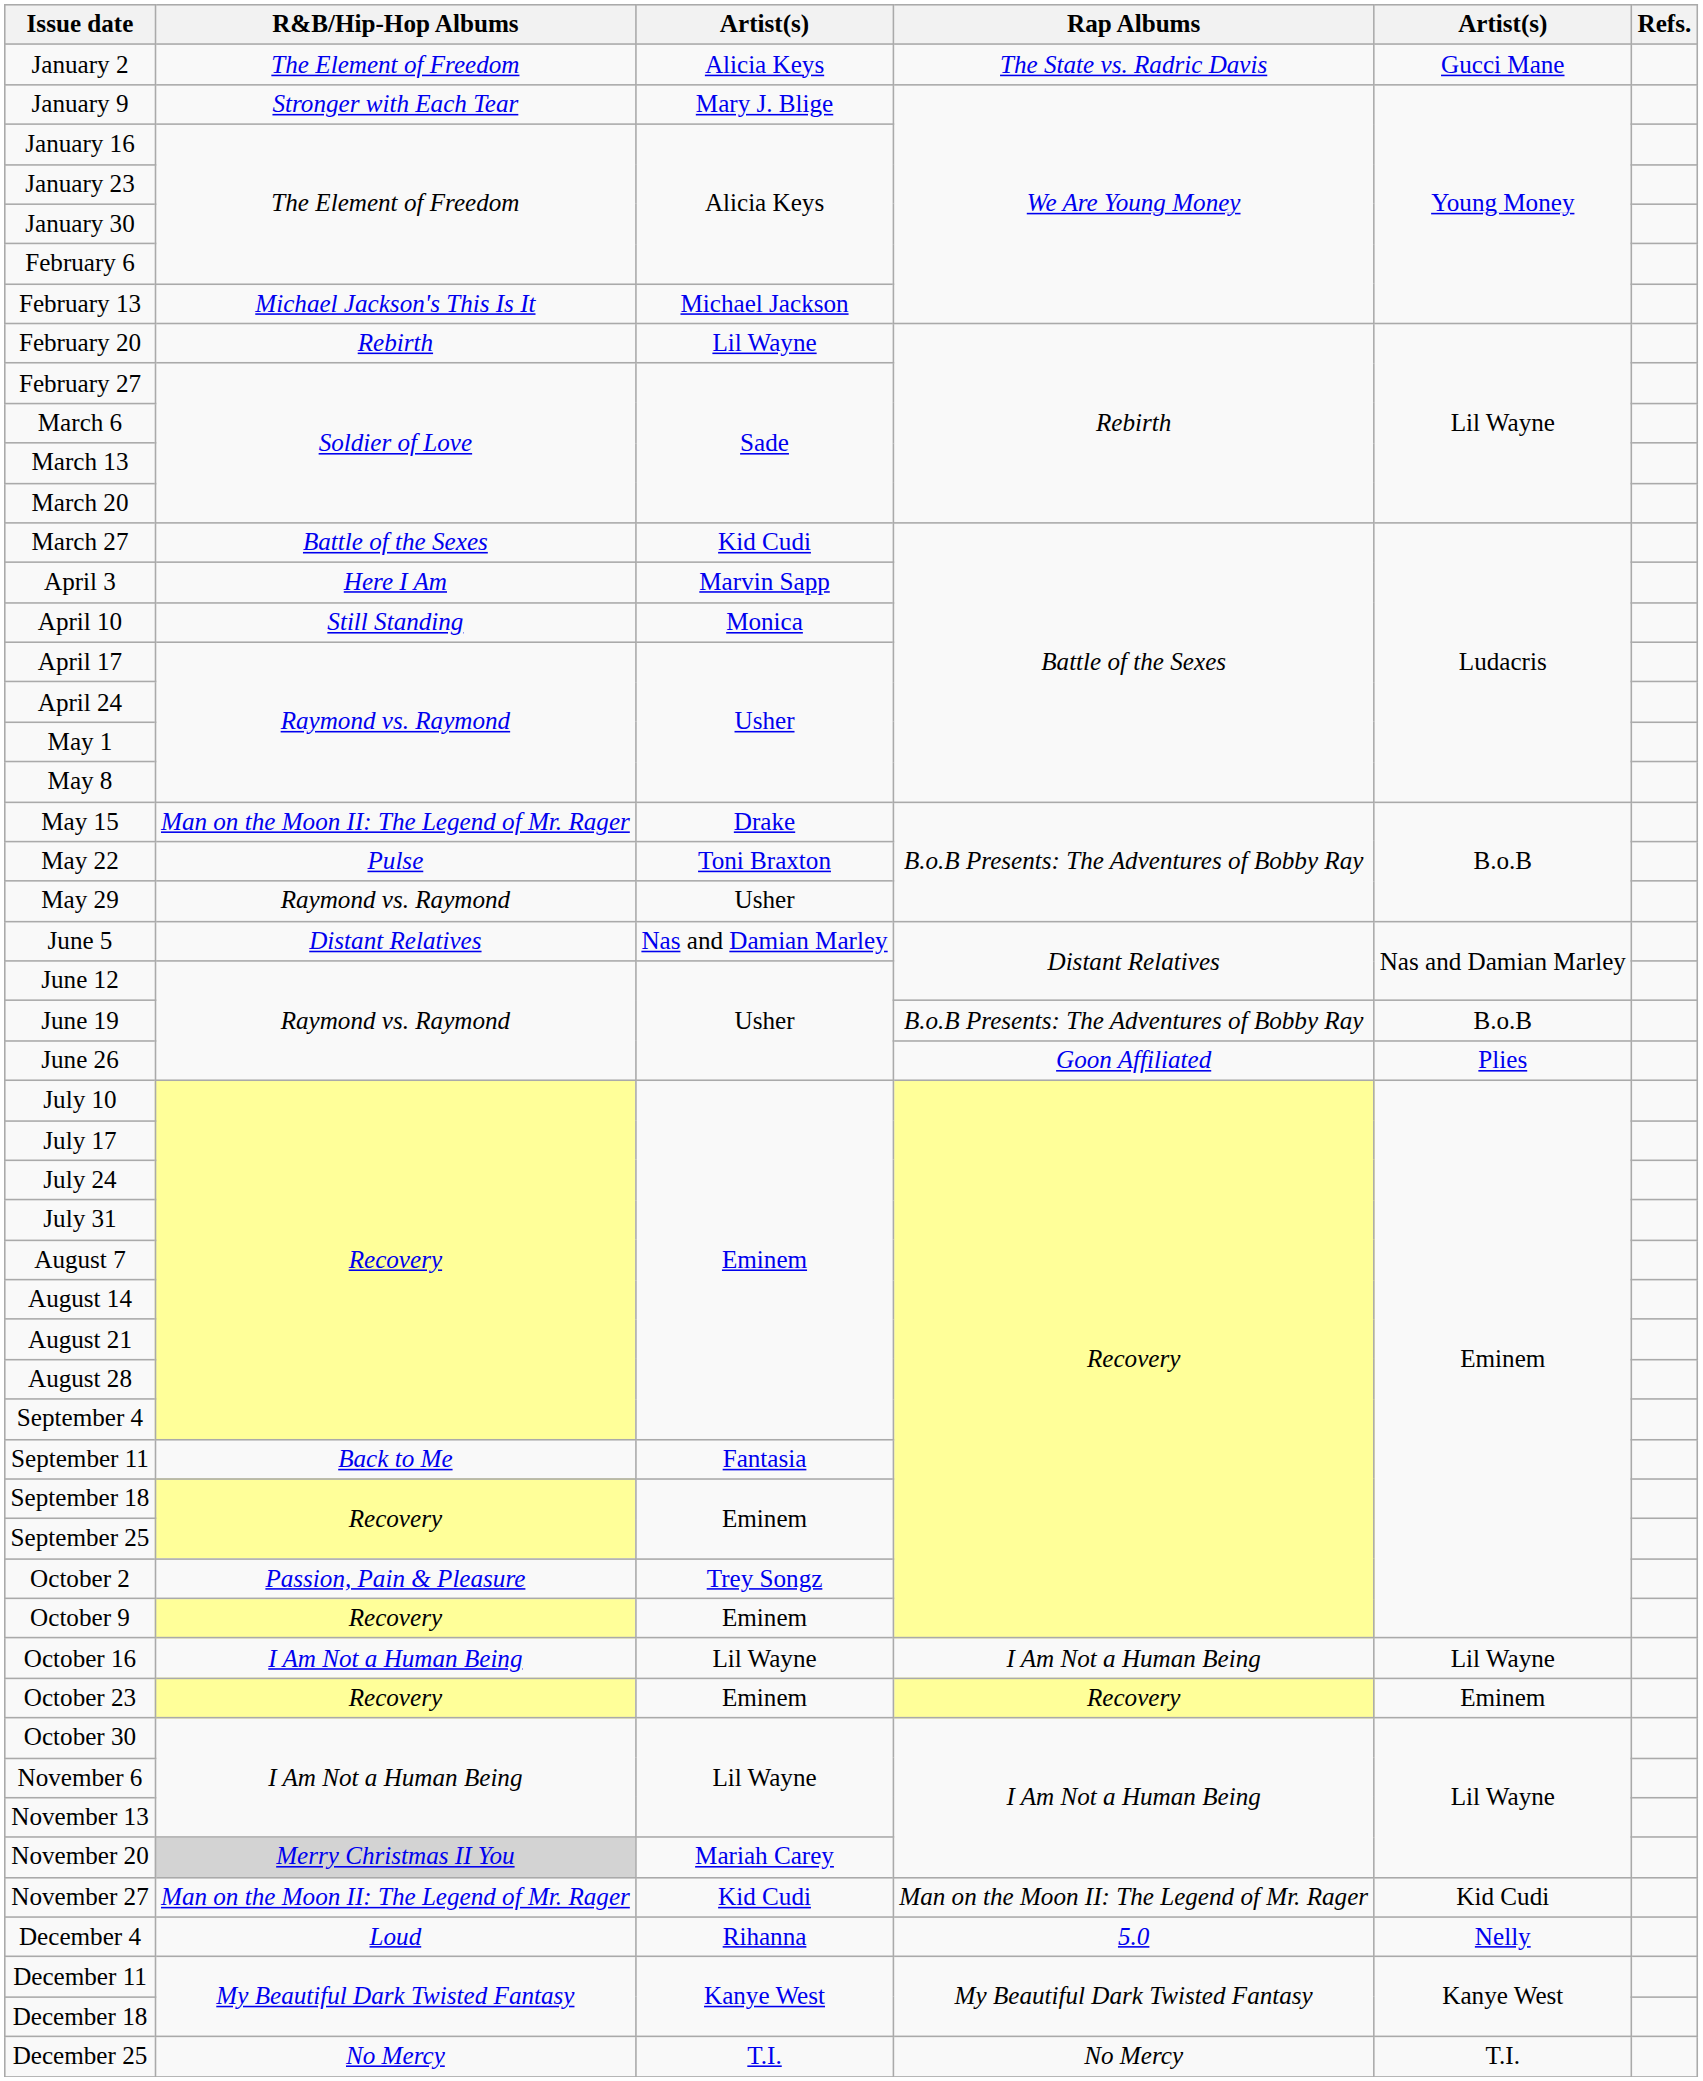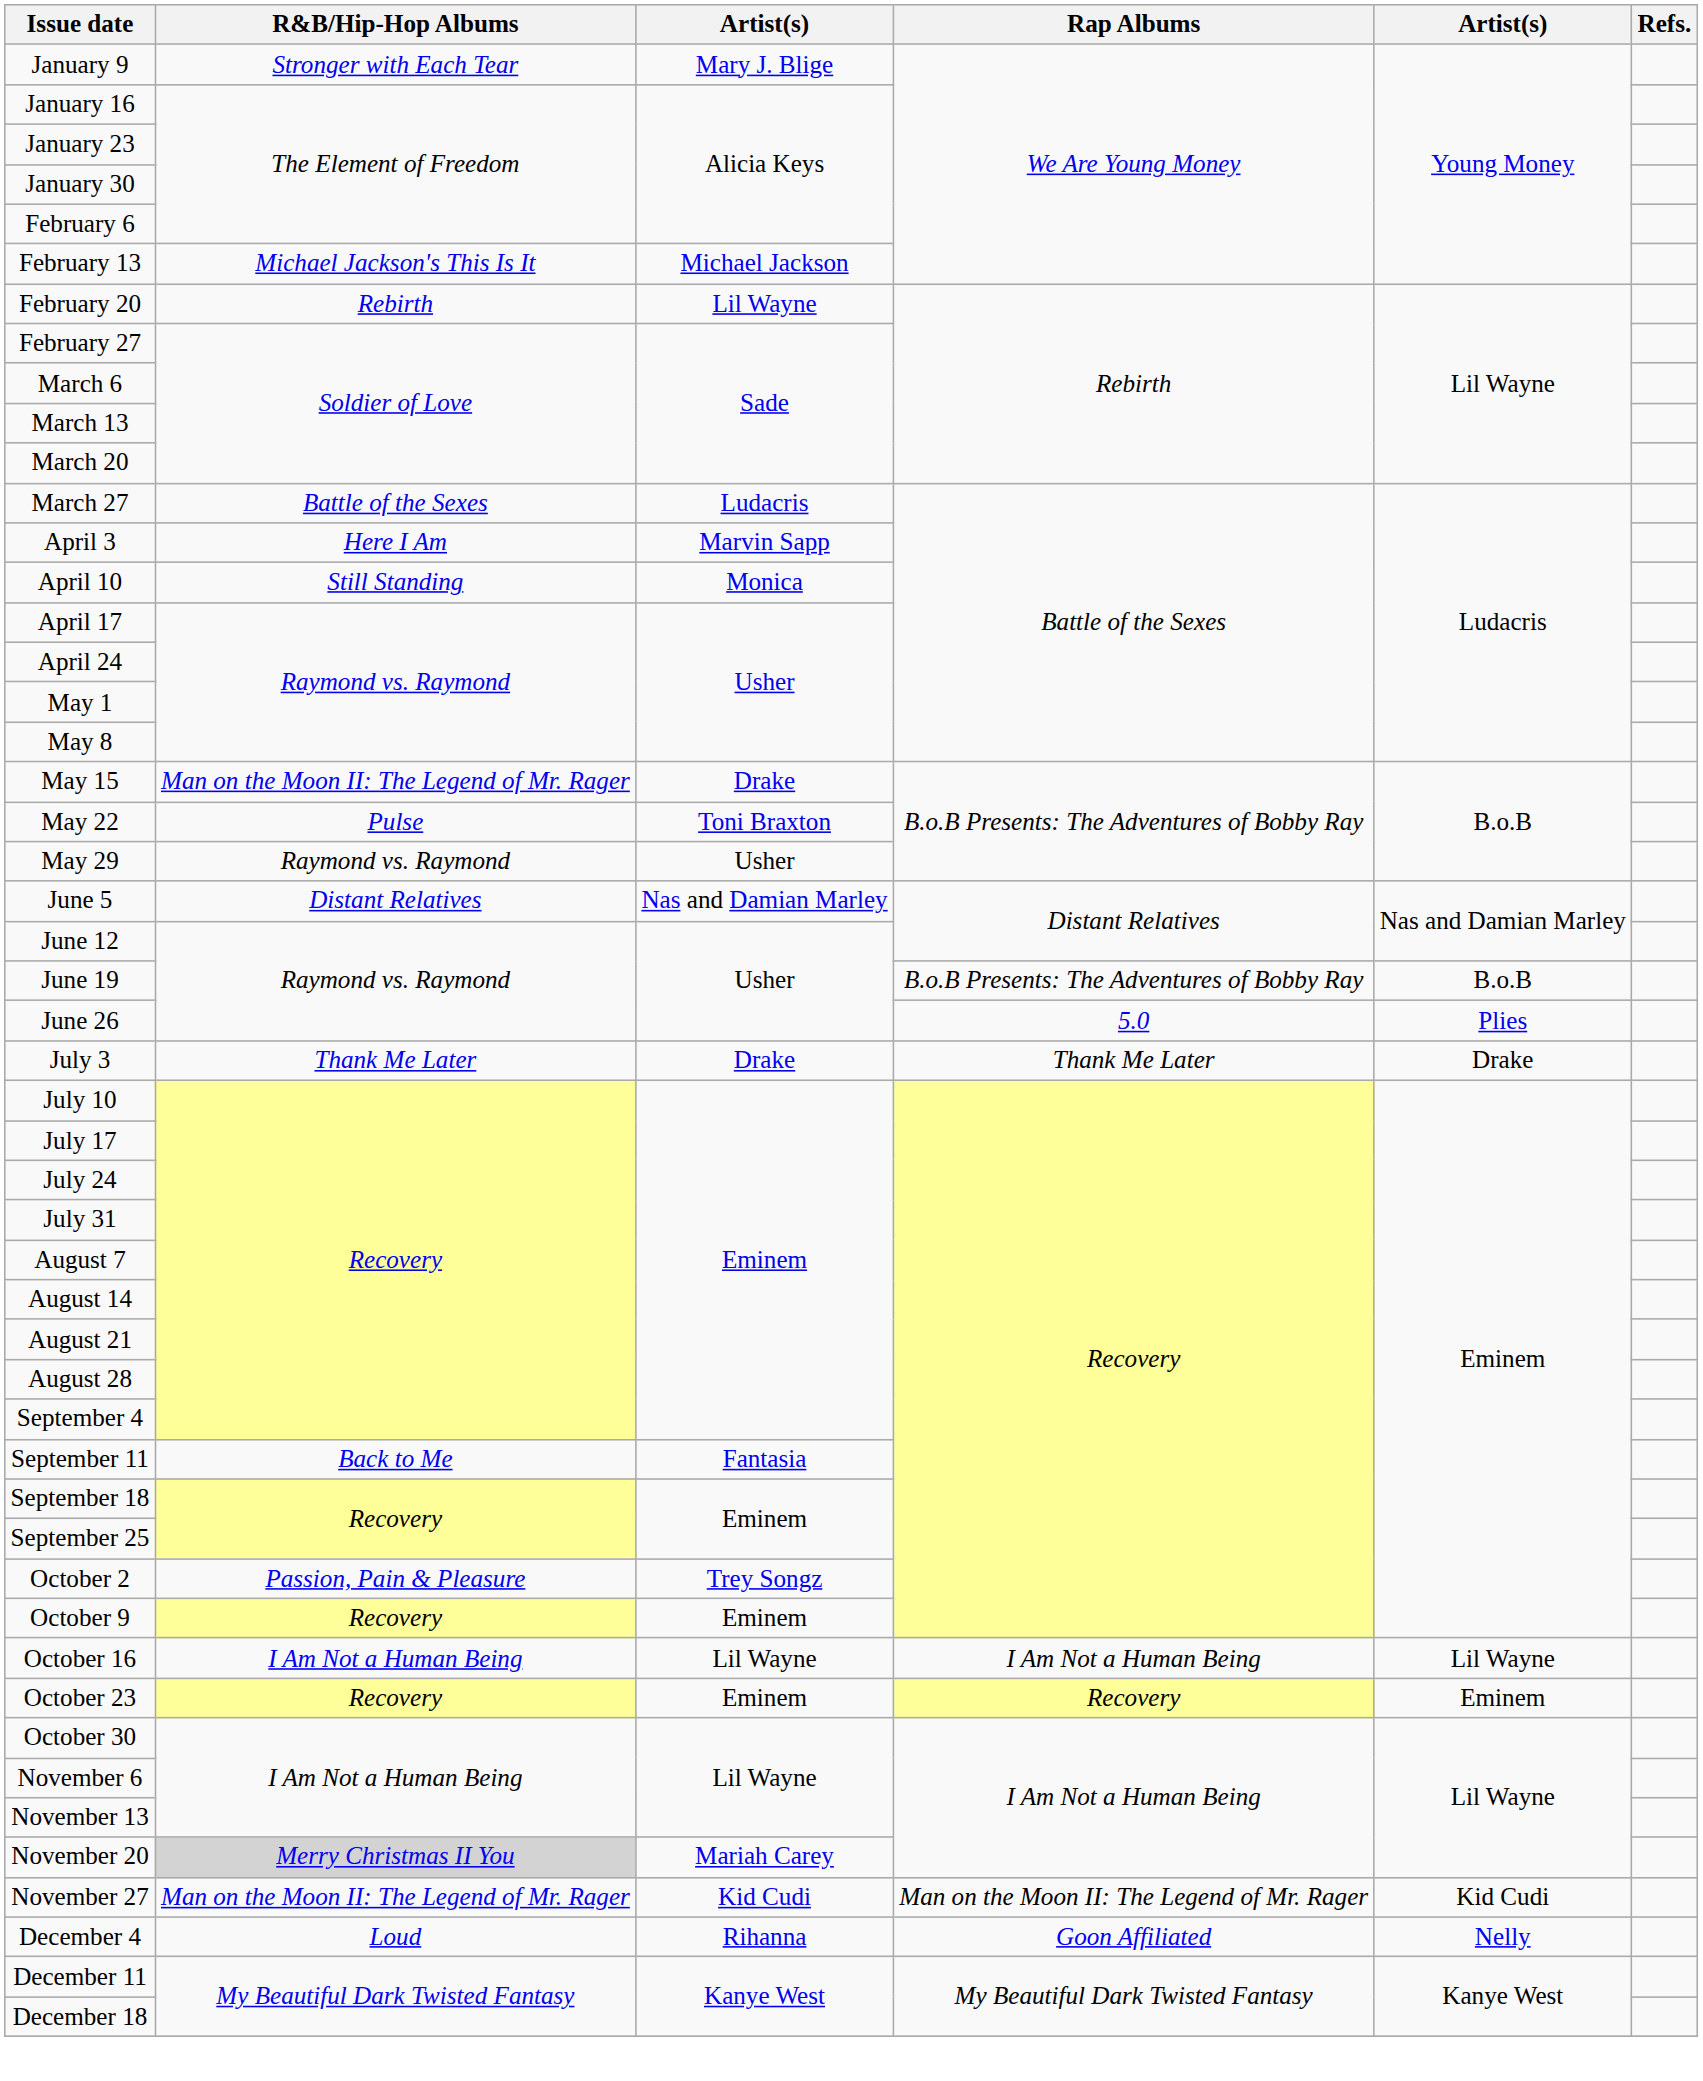- row: (80, 64)
(765, 542) Kid Cudi -> (765, 502) Ludacris
(1134, 1060) Goon Affiliated -> (1134, 1020) 5.0
+ row: (80, 1060)
(1134, 1936) 5.0 -> (1134, 1936) Goon Affiliated
- row: (80, 2056)
